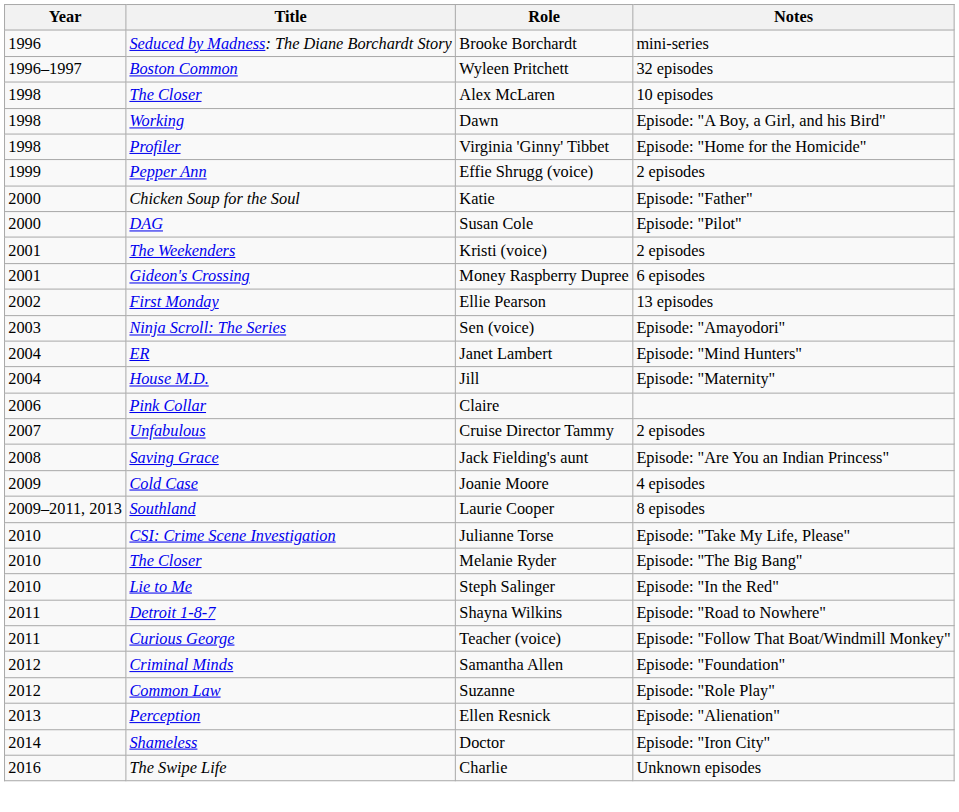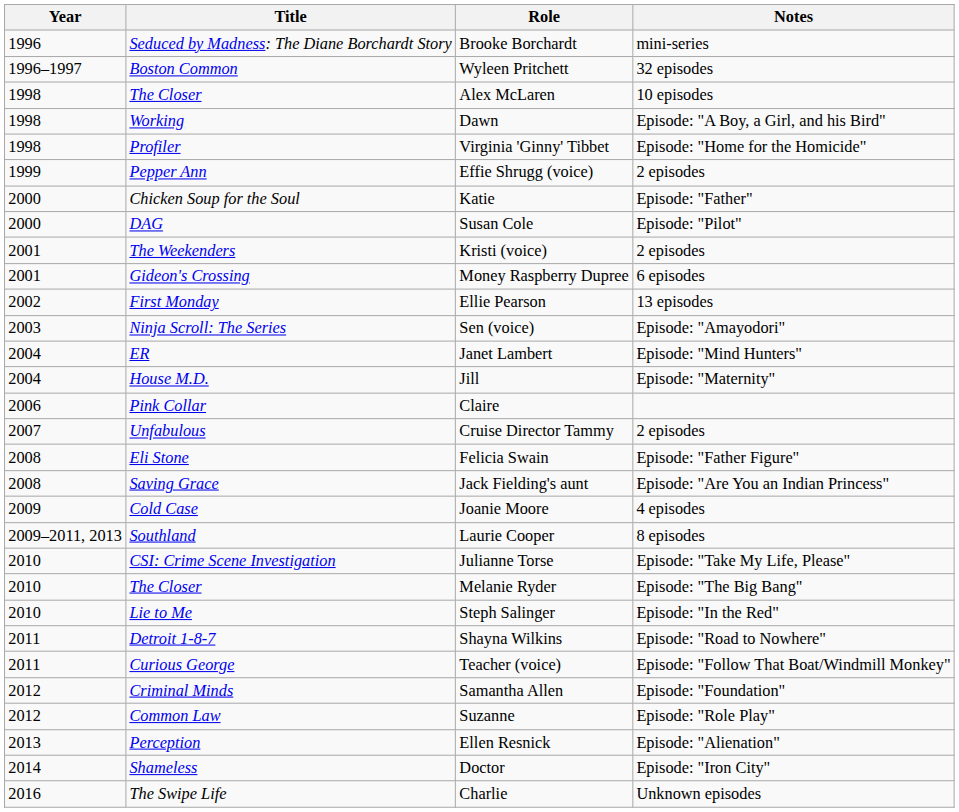+ row: (504, 457)
